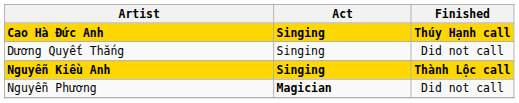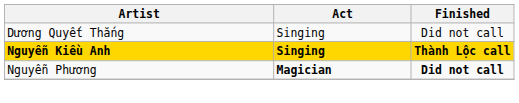- row: (55, 32)
(462, 88) normal -> (462, 70) bold
